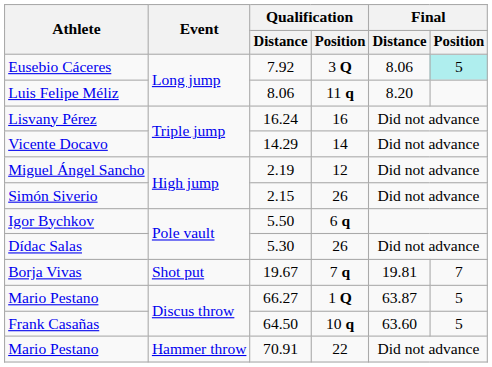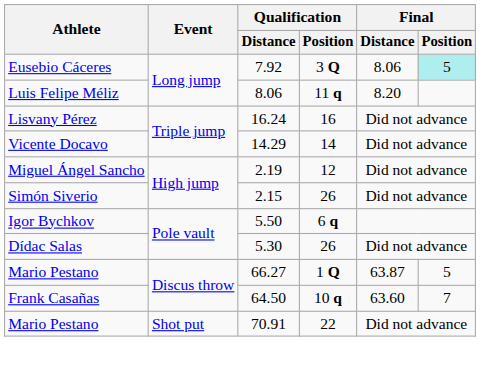- row: (45, 272)
(459, 324) 5 -> (447, 298) 7
(199, 349) Hammer throw -> (178, 324) Shot put
